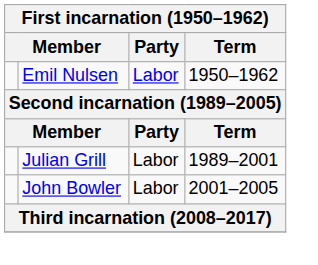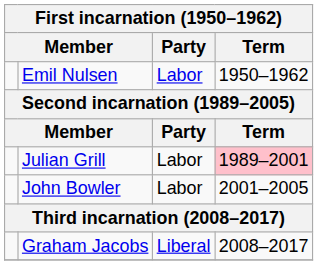(233, 160) no background -> (264, 160) pink background
+ row: (85, 246)
